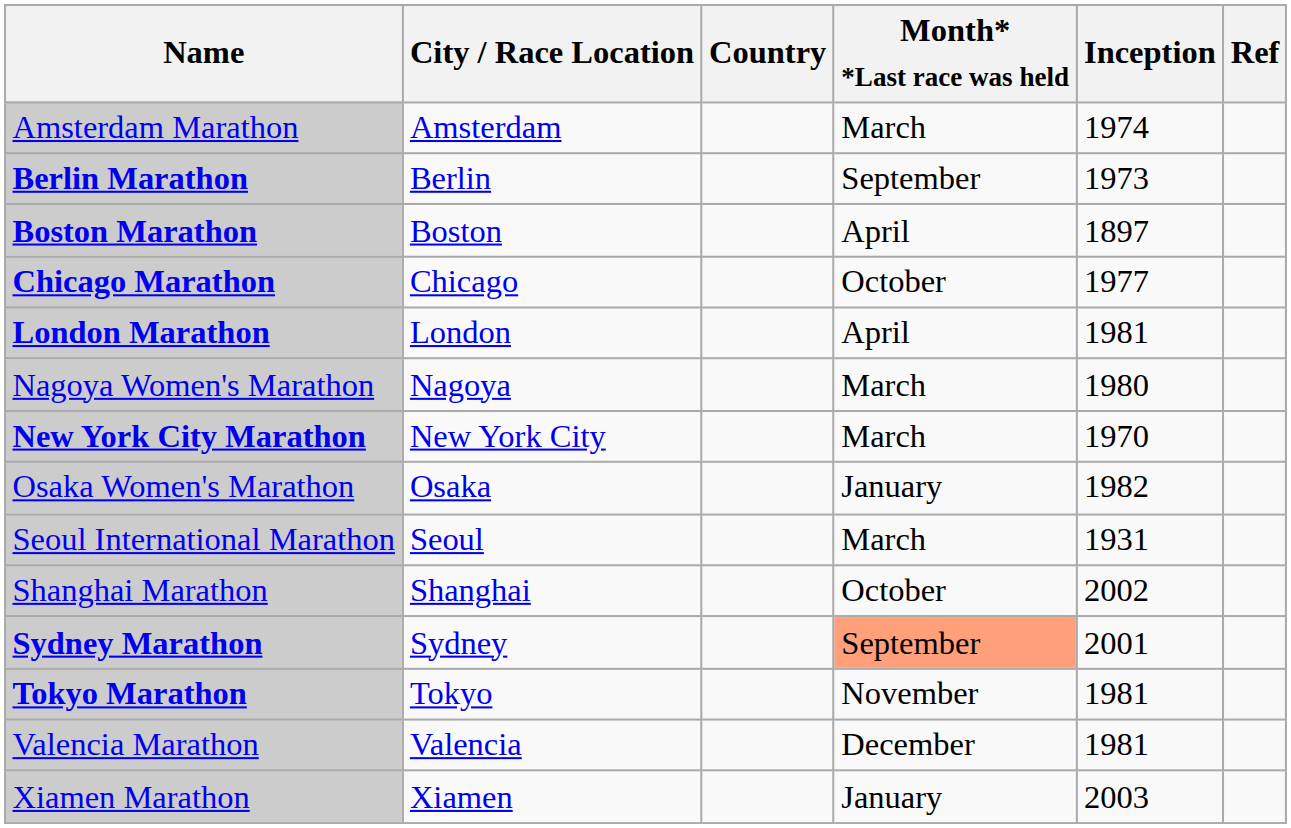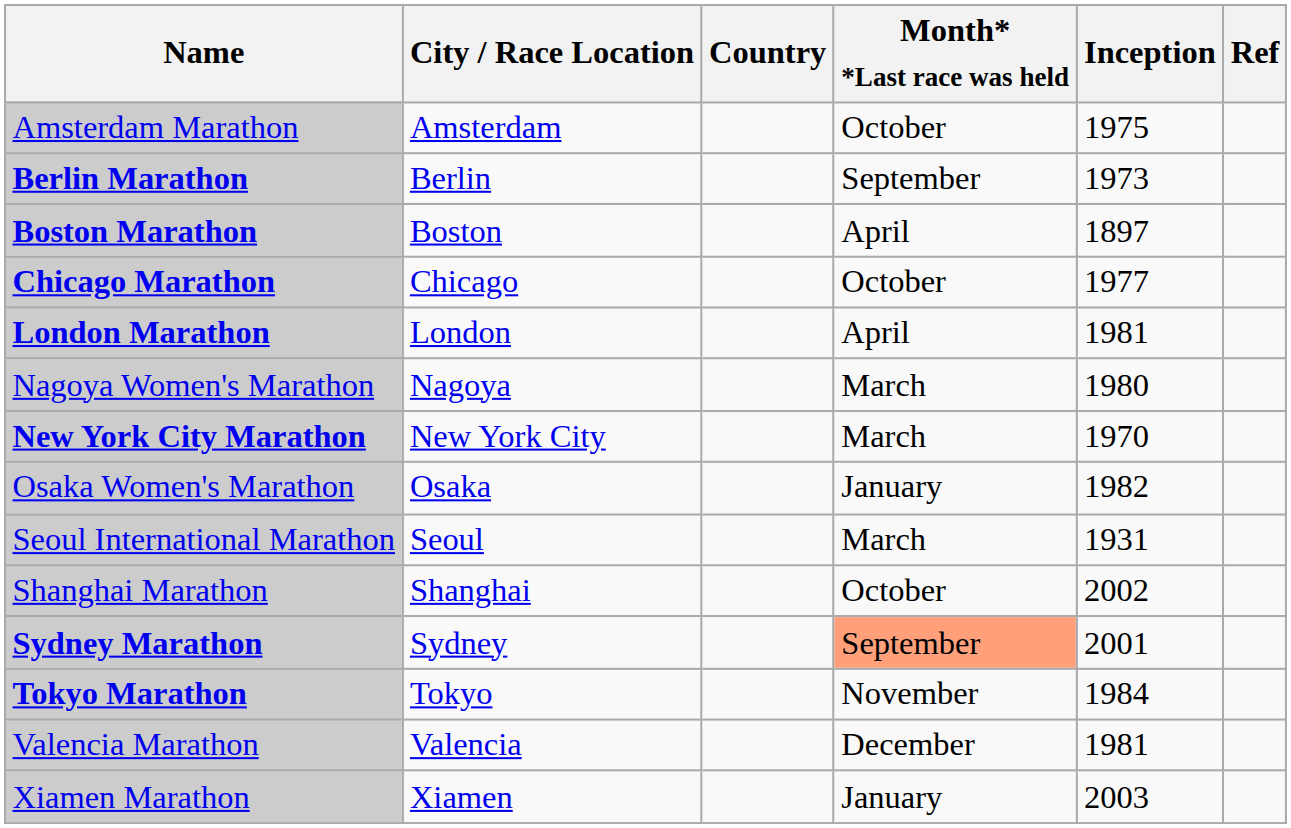(884, 126) March -> (894, 126) October
(1116, 126) 1974 -> (1116, 126) 1975
(1116, 693) 1981 -> (1116, 693) 1984
